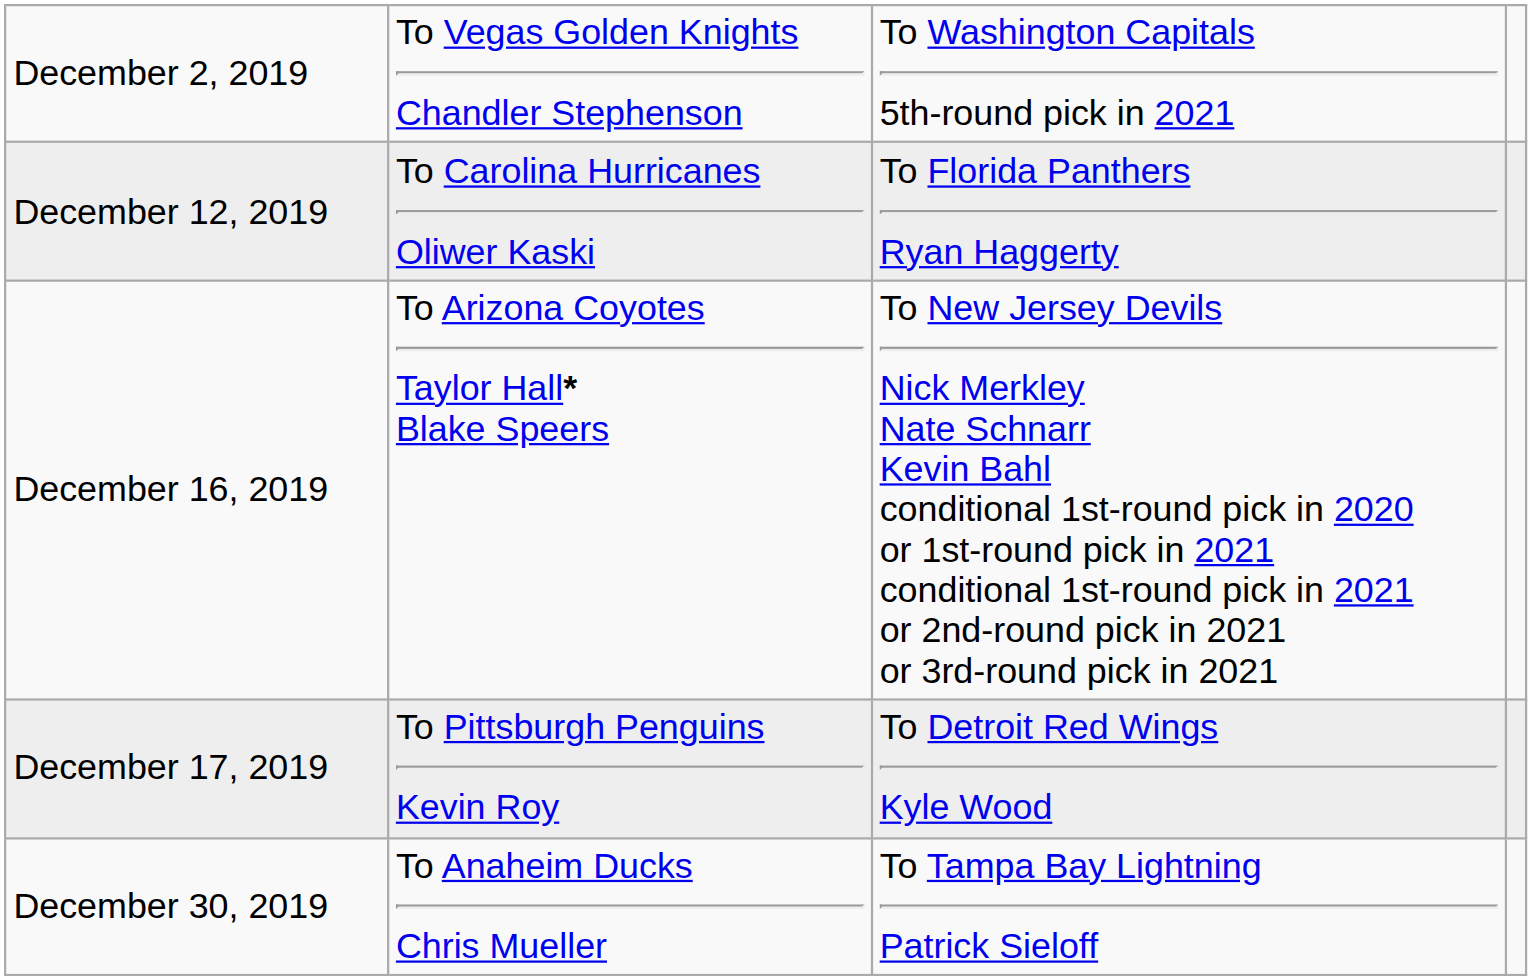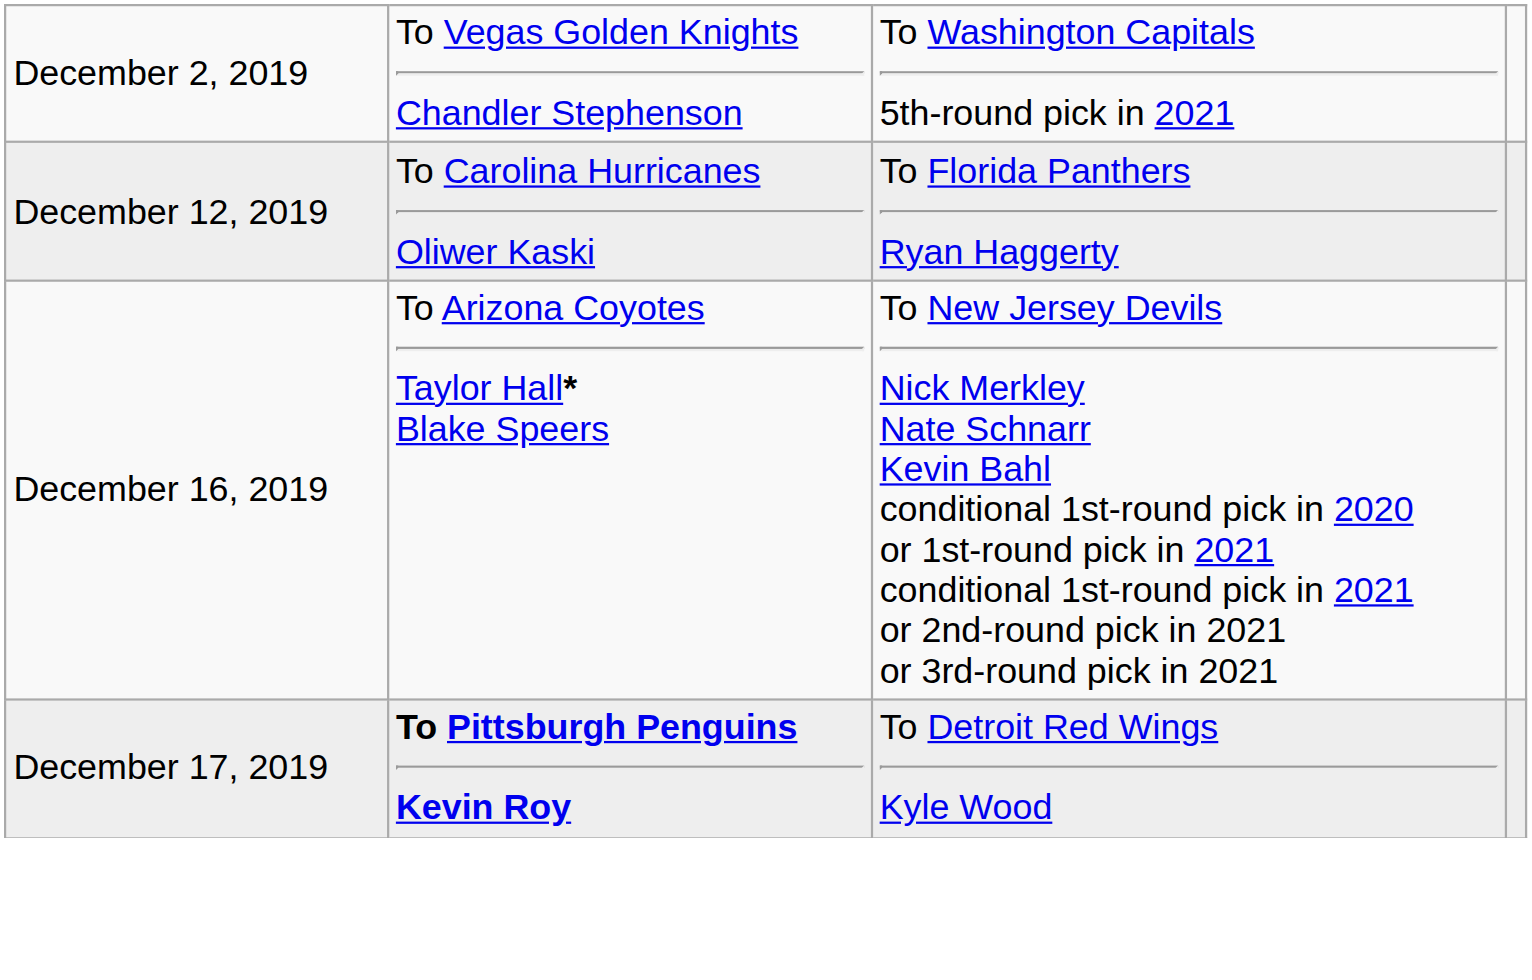(630, 767) normal -> (630, 767) bold
- row: (171, 905)
